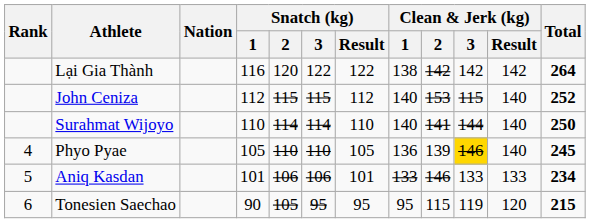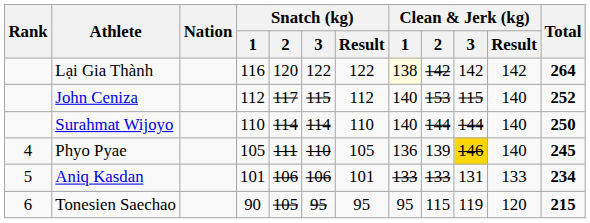(405, 71) no background -> (405, 71) lightyellow background
(286, 97) 115 -> (286, 97) 117
(438, 124) 141 -> (438, 124) 144
(286, 151) 110 -> (286, 151) 111
(438, 177) 146 -> (438, 177) 133
(471, 177) 133 -> (471, 177) 131
